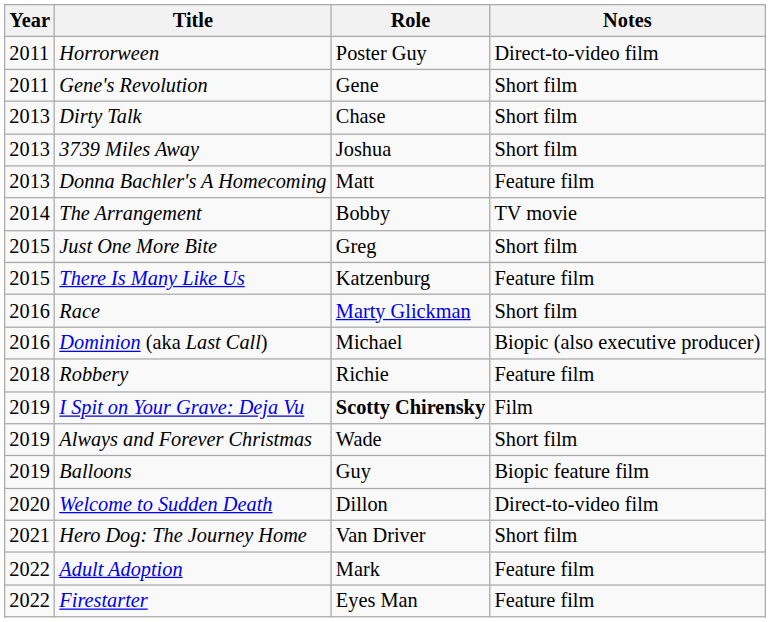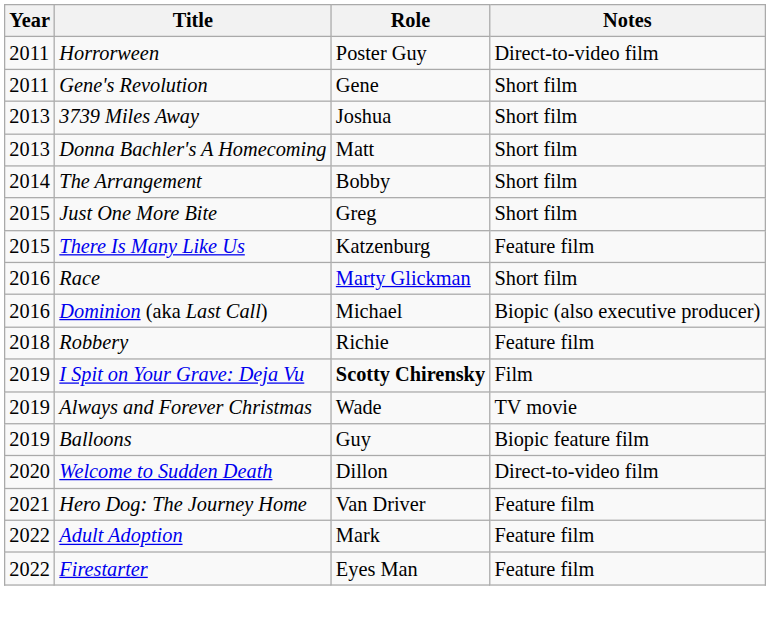- row: (100, 117)
(544, 181) Feature film -> (536, 149) Short film
(536, 213) TV movie -> (536, 181) Short film
(536, 439) Short film -> (536, 407) TV movie
(536, 536) Short film -> (544, 504) Feature film
